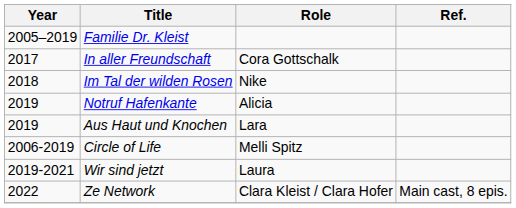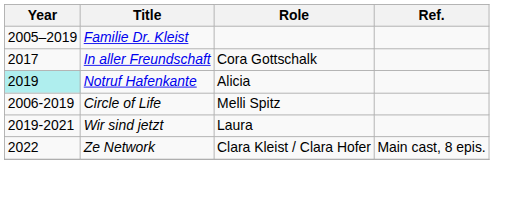- row: (158, 81)
(23, 103) no background -> (23, 81) paleturquoise background
- row: (155, 125)
